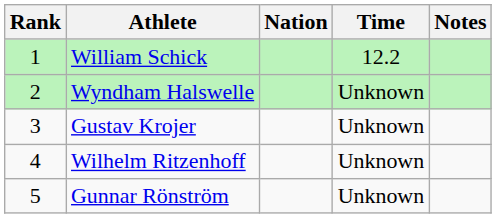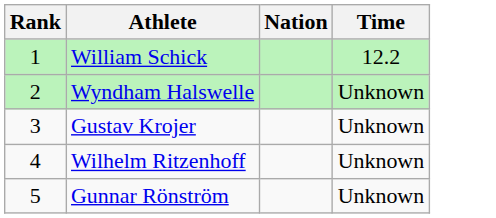- column: (460, 21)
